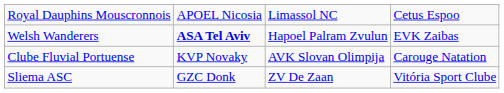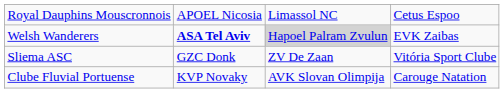(328, 35) no background -> (328, 35) lightgrey background
rows swapped: (40, 77) <-> (71, 56)
